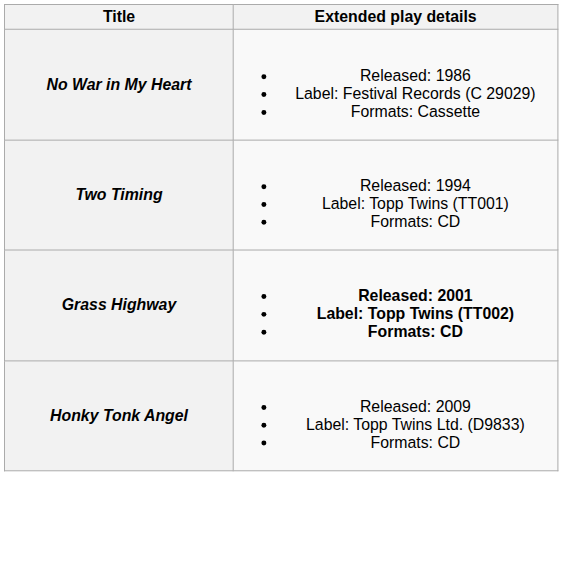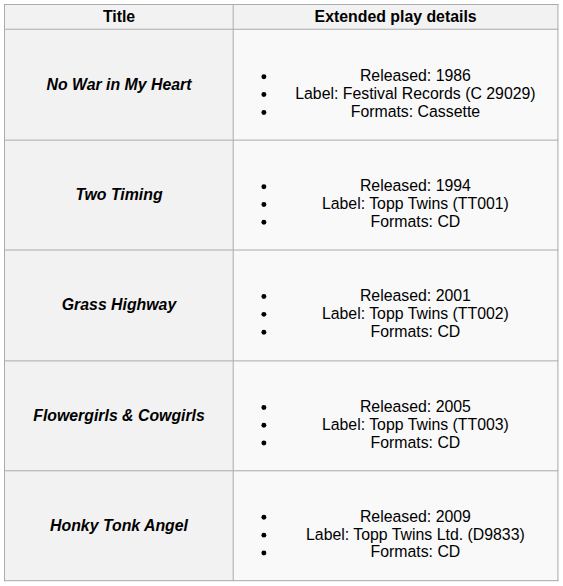(396, 314) bold -> (396, 314) normal
+ row: (119, 415)
